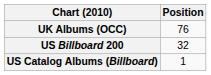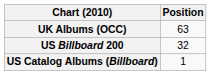(183, 29) 76 -> (183, 29) 63
